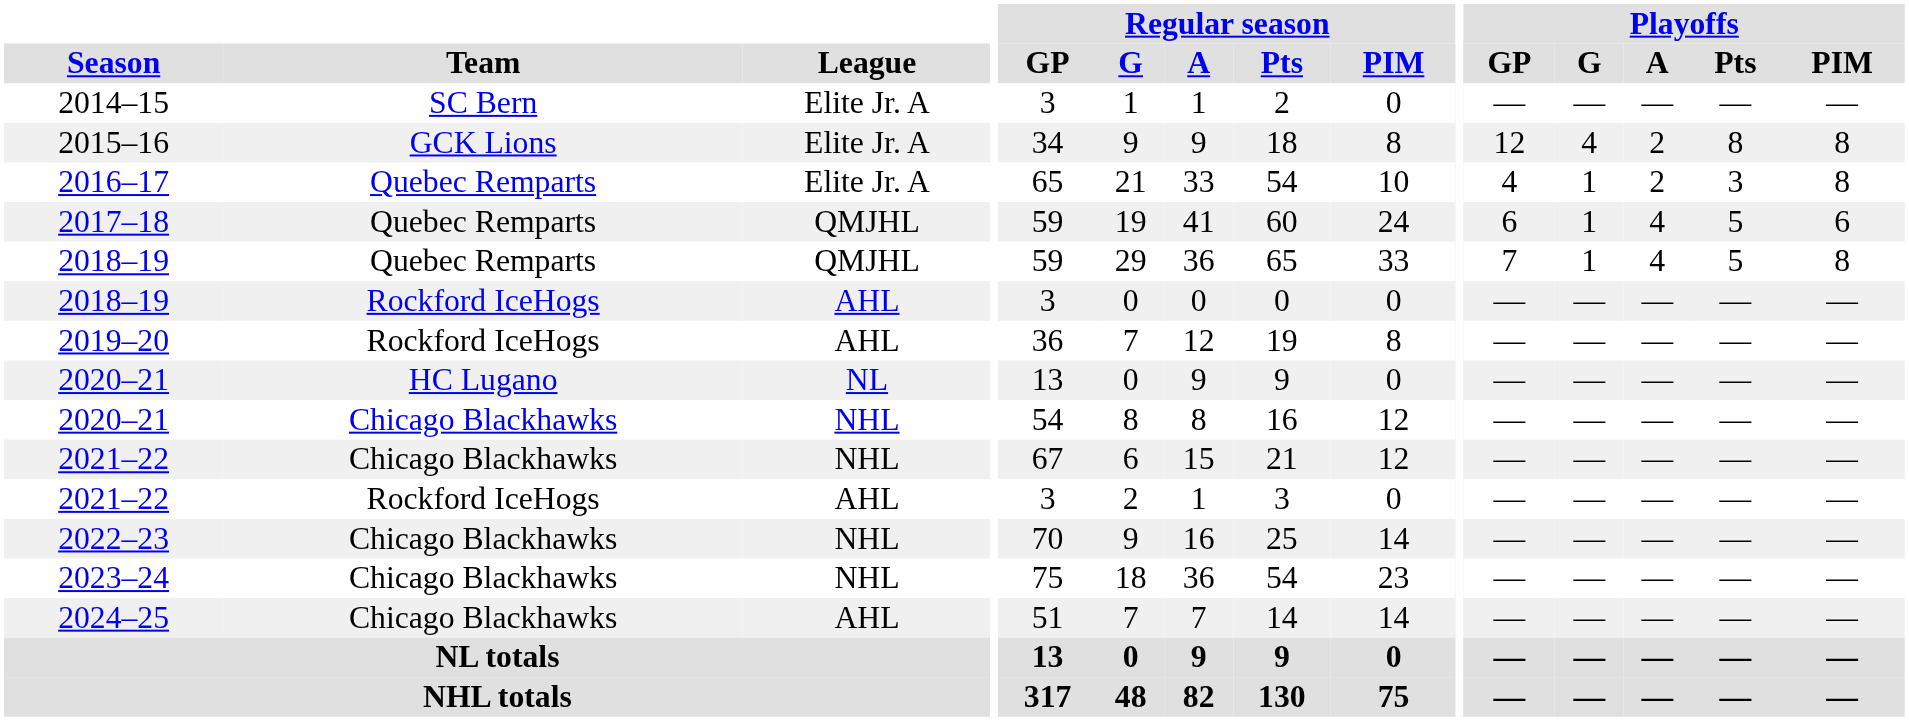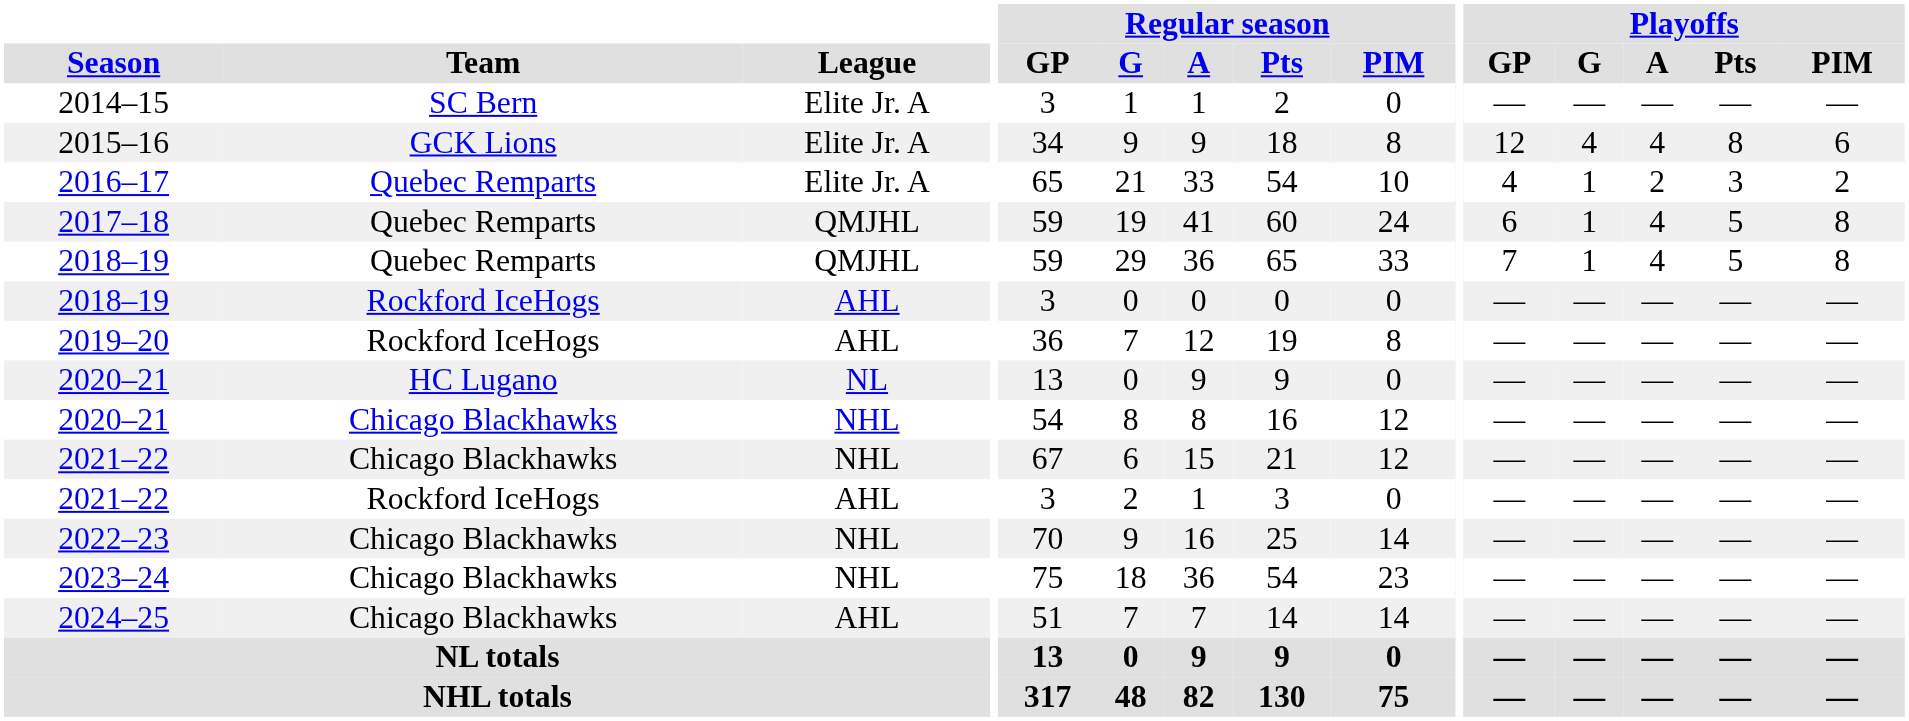(1657, 142) 2 -> (1657, 142) 4
(1842, 142) 8 -> (1842, 142) 6
(1842, 181) 8 -> (1842, 181) 2
(1842, 221) 6 -> (1842, 221) 8
